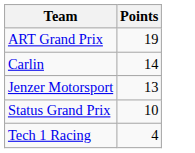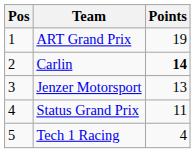+ column: (19, 15)
(151, 63) normal -> (180, 63) bold
(151, 111) 10 -> (180, 111) 11
